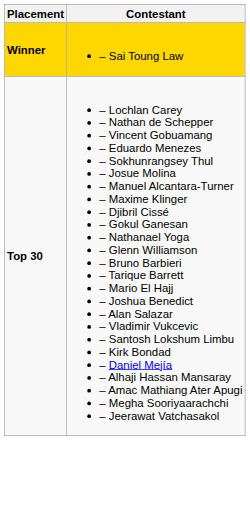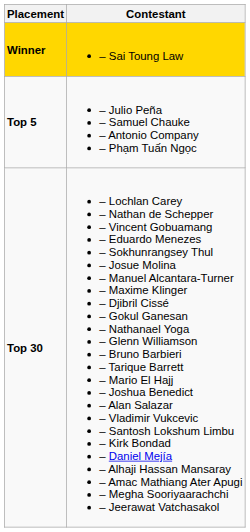+ row: (22, 122)
